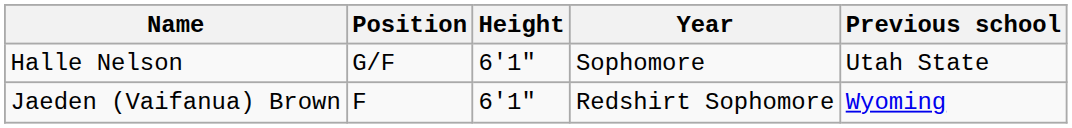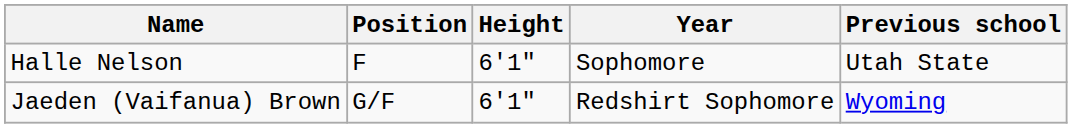(374, 63) G/F -> (359, 63) F
(359, 102) F -> (374, 102) G/F
